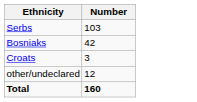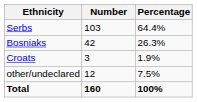+ column: (164, 12)
